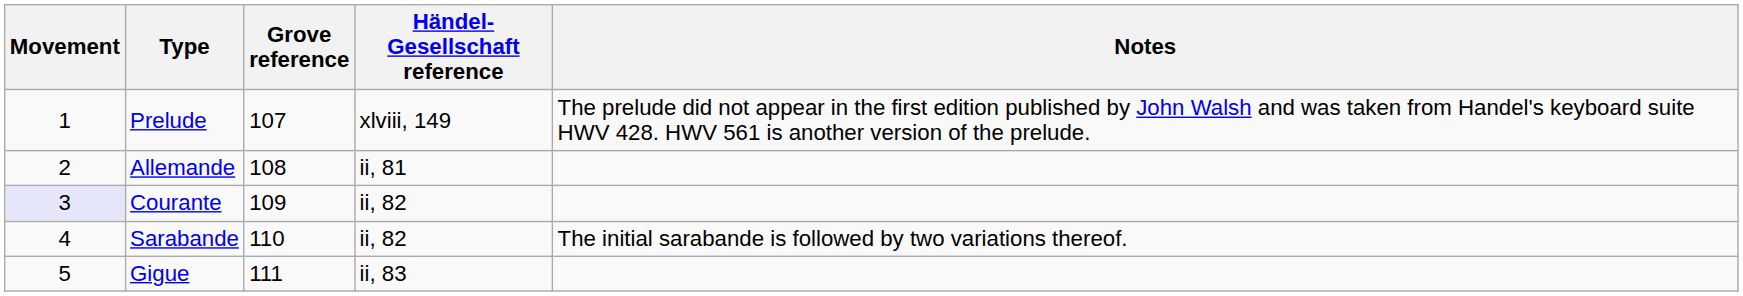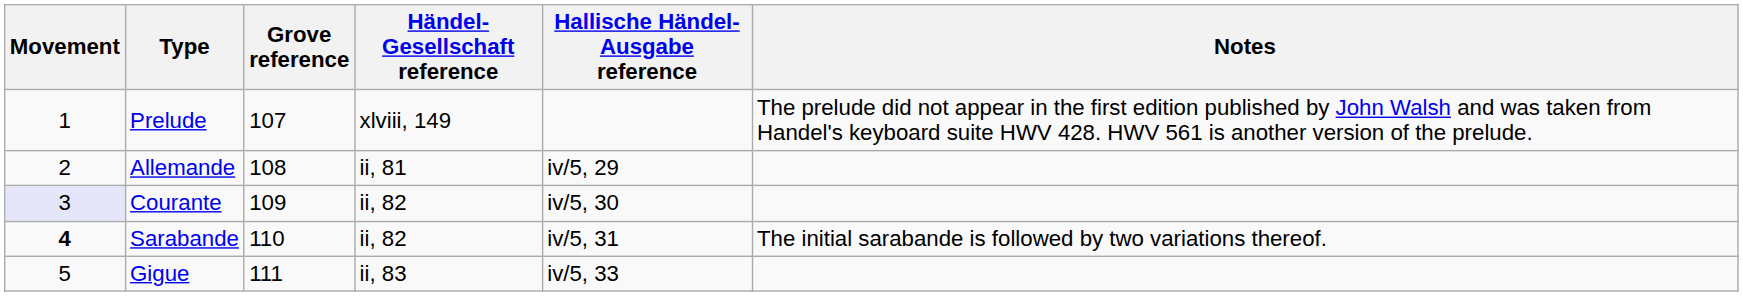+ column: (647, 47)
(65, 238) normal -> (65, 238) bold
